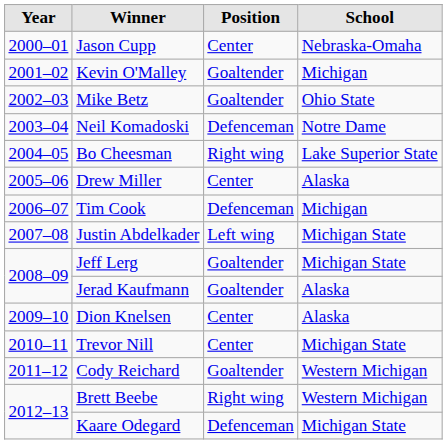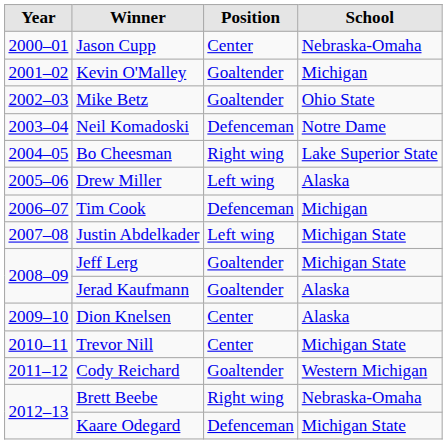(230, 180) Center -> (241, 180) Left wing
(365, 398) Western Michigan -> (362, 398) Nebraska-Omaha
